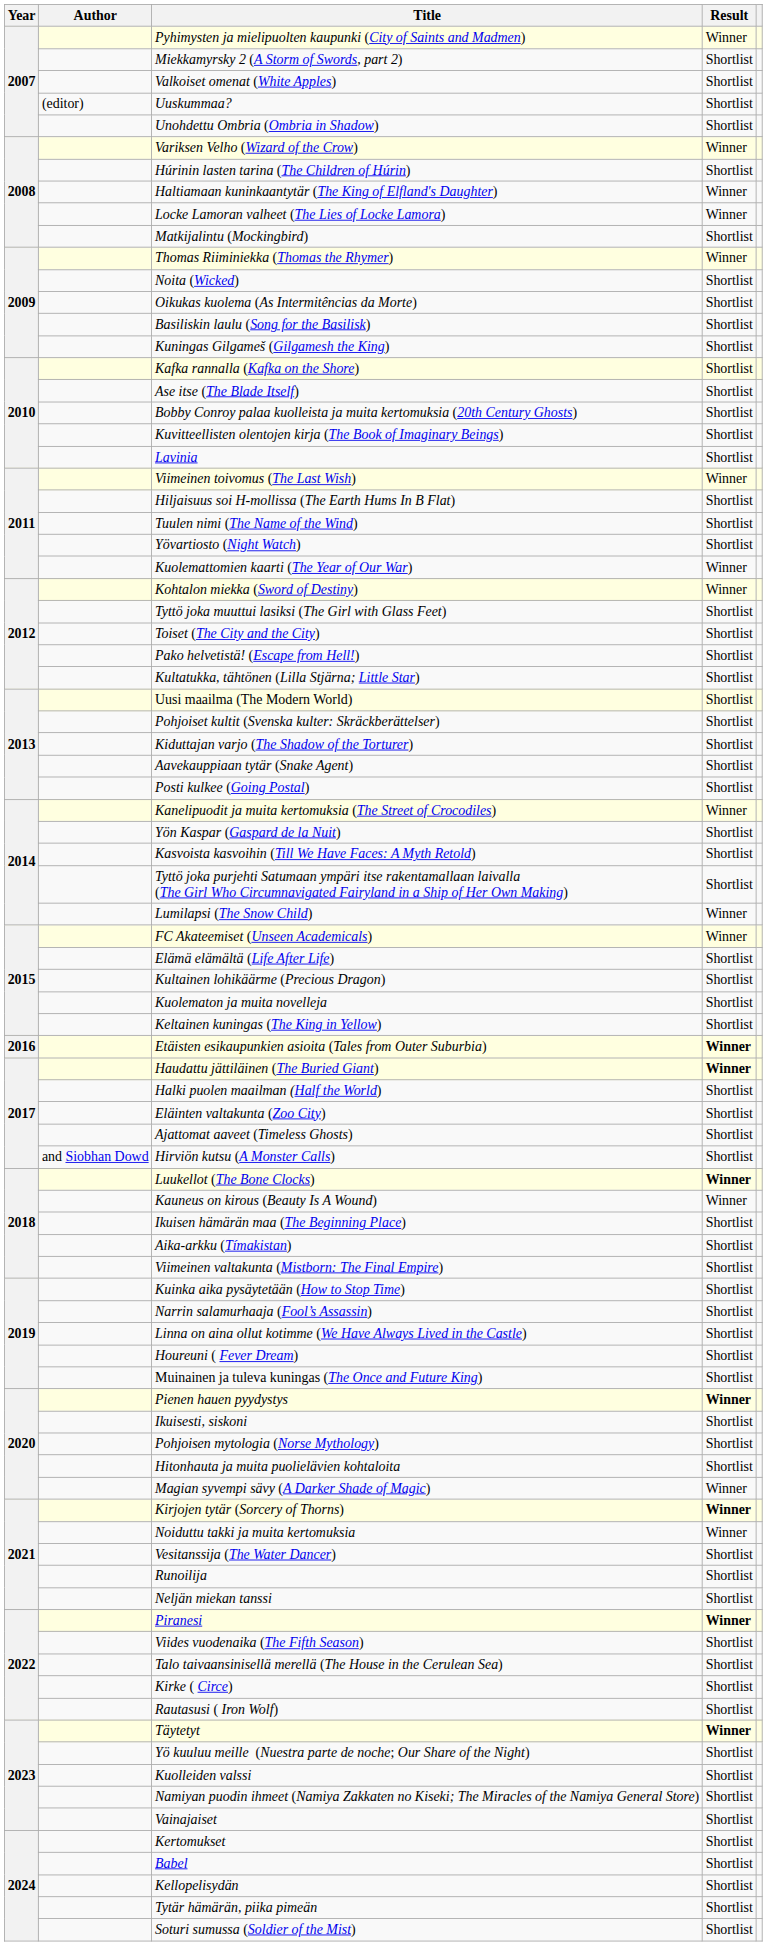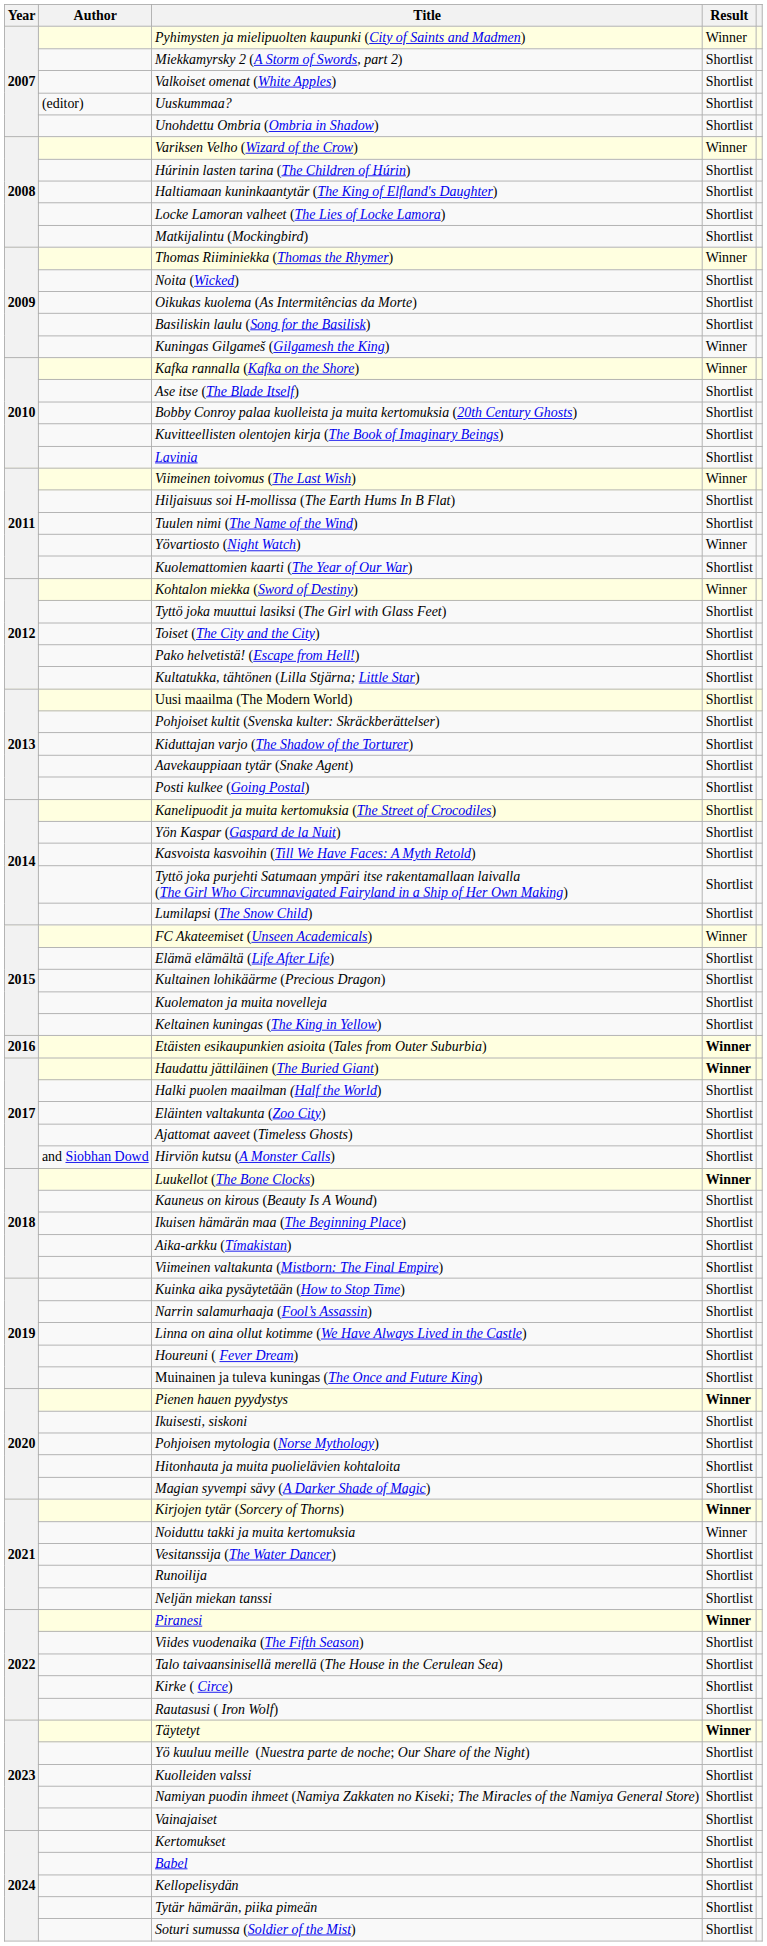(726, 192) Winner -> (729, 192) Shortlist
(726, 214) Winner -> (729, 214) Shortlist
(729, 346) Shortlist -> (726, 346) Winner
(729, 368) Shortlist -> (726, 368) Winner
(729, 545) Shortlist -> (726, 545) Winner
(726, 567) Winner -> (729, 567) Shortlist
(726, 810) Winner -> (729, 810) Shortlist
(726, 914) Winner -> (729, 914) Shortlist
(726, 1201) Winner -> (729, 1201) Shortlist
(726, 1488) Winner -> (729, 1488) Shortlist
